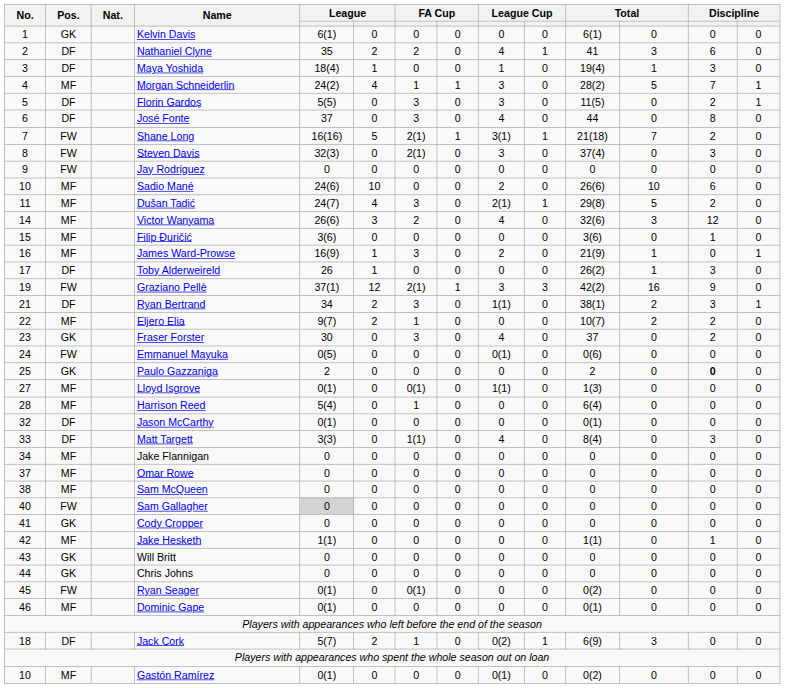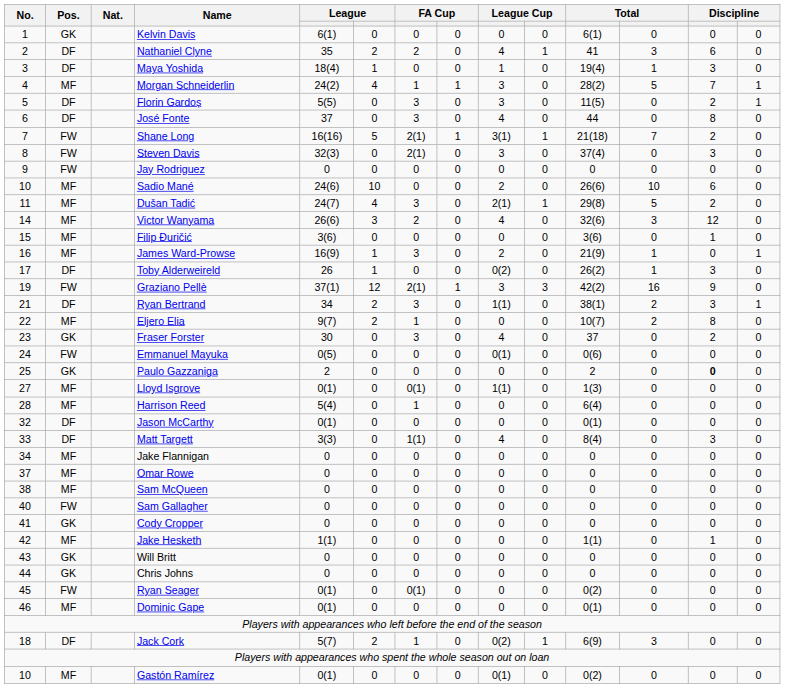(501, 271) 0 -> (501, 271) 0(2)
(713, 321) 2 -> (713, 321) 8
(327, 506) lightgrey background -> (327, 506) no background
